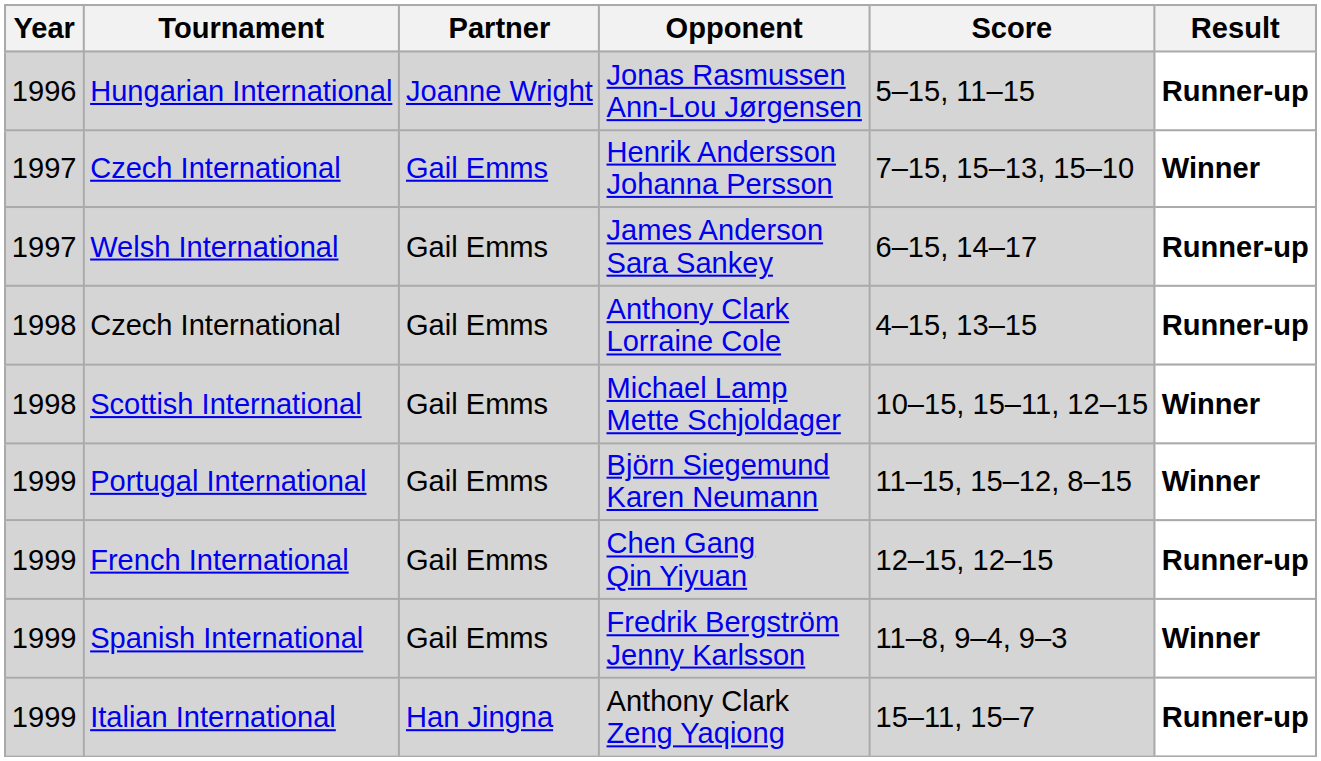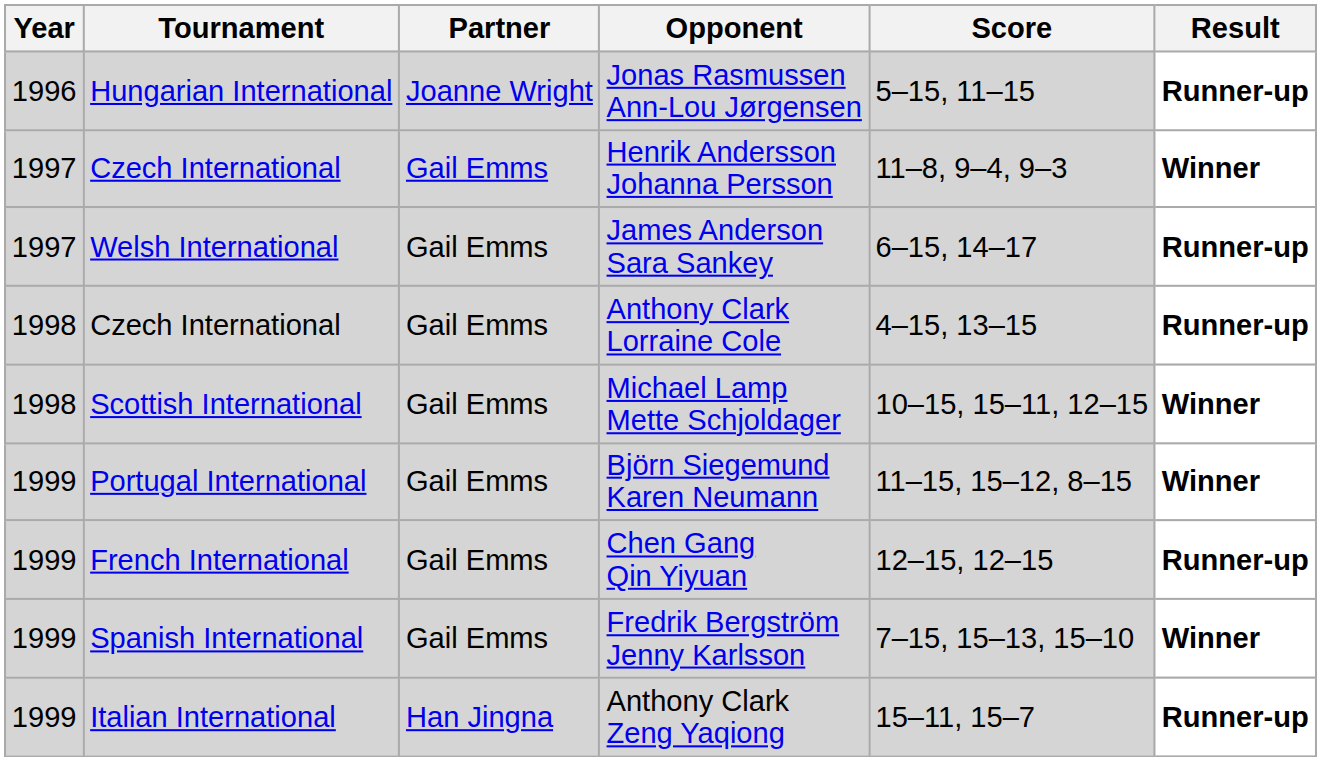(1005, 169) 7–15, 15–13, 15–10 -> (971, 169) 11–8, 9–4, 9–3
(971, 638) 11–8, 9–4, 9–3 -> (1005, 638) 7–15, 15–13, 15–10
